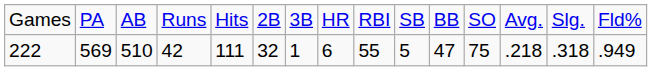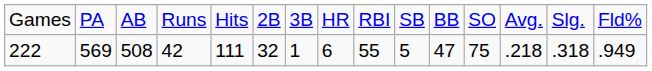(137, 50) 510 -> (137, 50) 508
